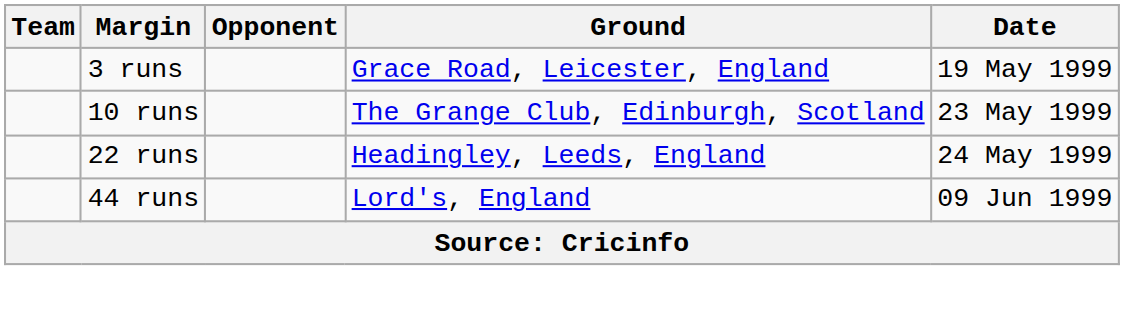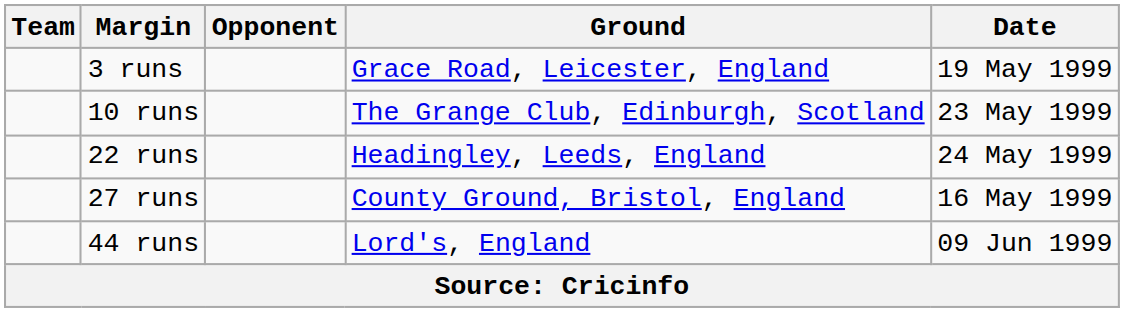+ row: (143, 200)
